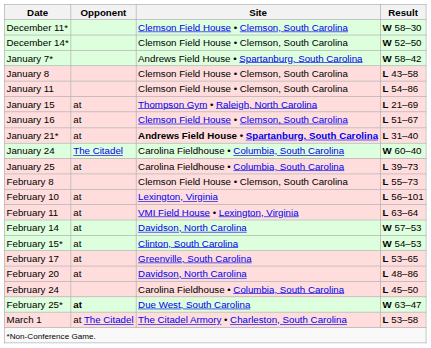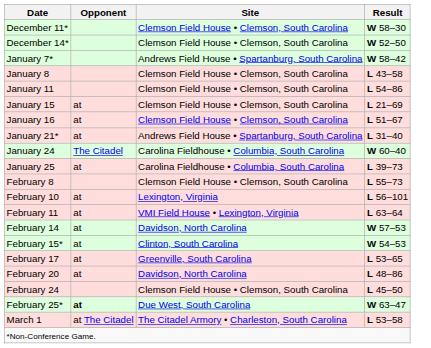(228, 105) Thompson Gym • Raleigh, North Carolina -> (243, 105) Clemson Field House • Clemson, South Carolina
(258, 135) bold -> (250, 135) normal
(241, 289) Carolina Fieldhouse • Columbia, South Carolina -> (243, 289) Clemson Field House • Clemson, South Carolina
